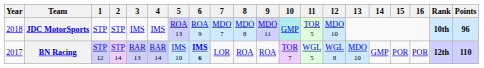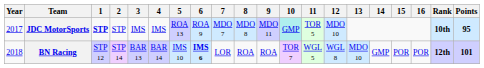(14, 29) 2018 -> (14, 29) 2017
(100, 29) normal -> (101, 29) bold
(466, 29) 96 -> (466, 29) 95
(14, 52) 2017 -> (14, 52) 2018
(466, 52) 110 -> (467, 52) 101
